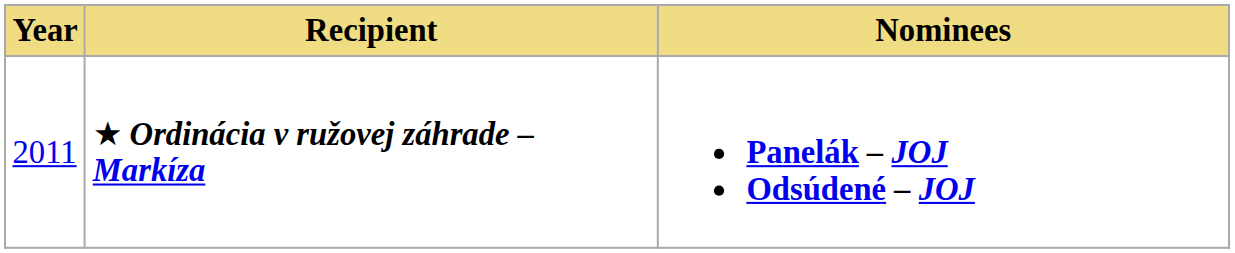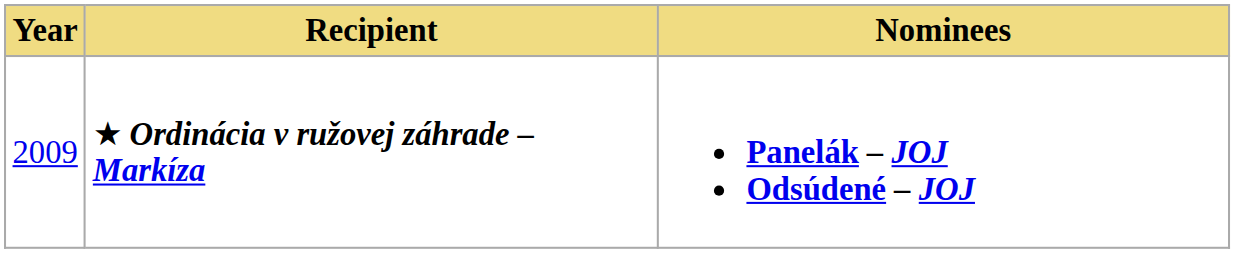(45, 151) 2011 -> (45, 151) 2009
